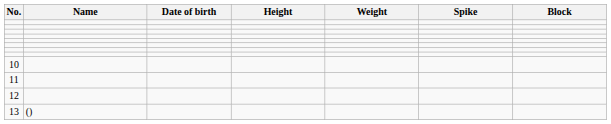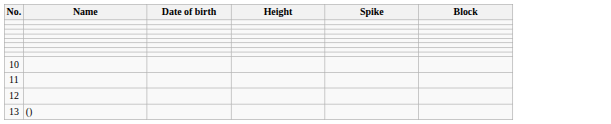- column: (372, 12)
